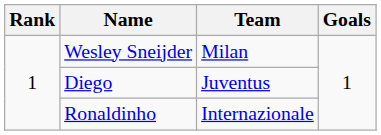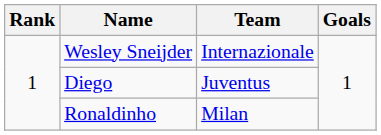(225, 51) Milan -> (257, 51) Internazionale
(257, 113) Internazionale -> (225, 113) Milan
